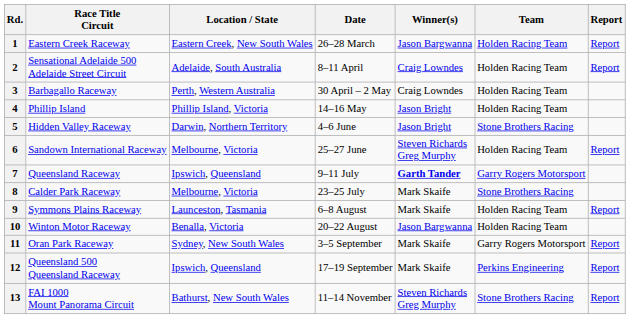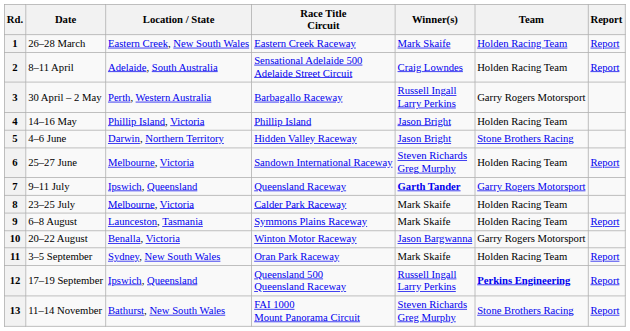columns swapped: (97, 19) <-> (355, 19)
(435, 43) Jason Bargwanna -> (424, 43) Mark Skaife
(430, 91) Craig Lowndes -> (427, 97) Russell Ingall Larry Perkins
(522, 91) Holden Racing Team -> (531, 97) Garry Rogers Motorsport
(525, 192) Stone Brothers Racing -> (522, 204) Holden Racing Team
(522, 227) Holden Racing Team -> (531, 239) Garry Rogers Motorsport
(531, 244) Garry Rogers Motorsport -> (522, 257) Holden Racing Team
(424, 268) Mark Skaife -> (427, 281) Russell Ingall Larry Perkins
(521, 268) normal -> (524, 281) bold
